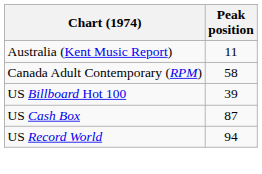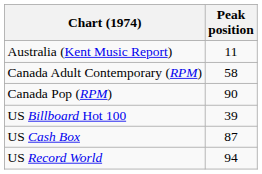+ row: (60, 94)
